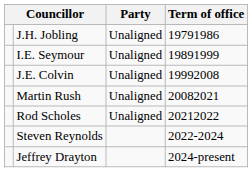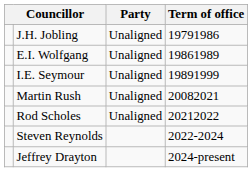+ row: (52, 55)
- row: (45, 75)
